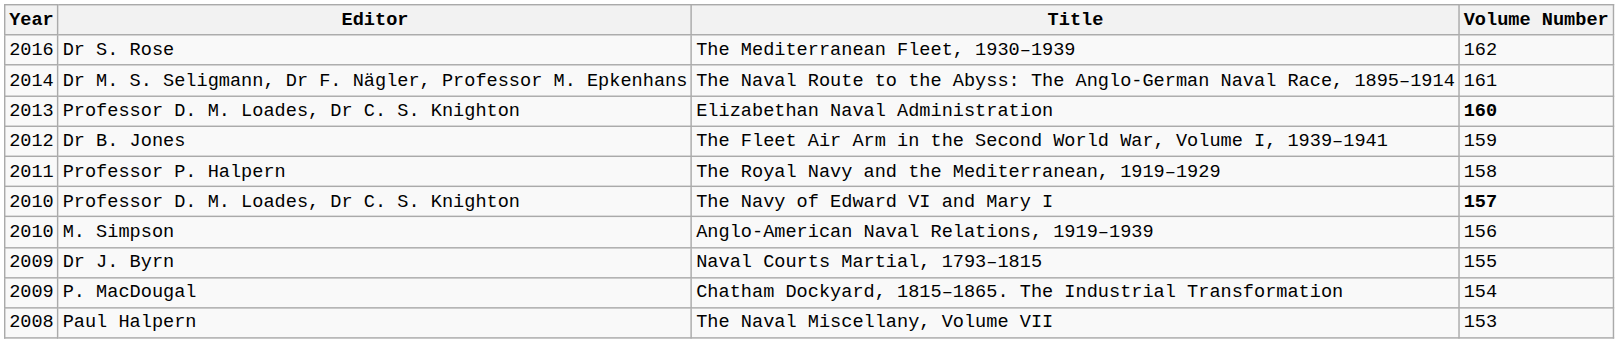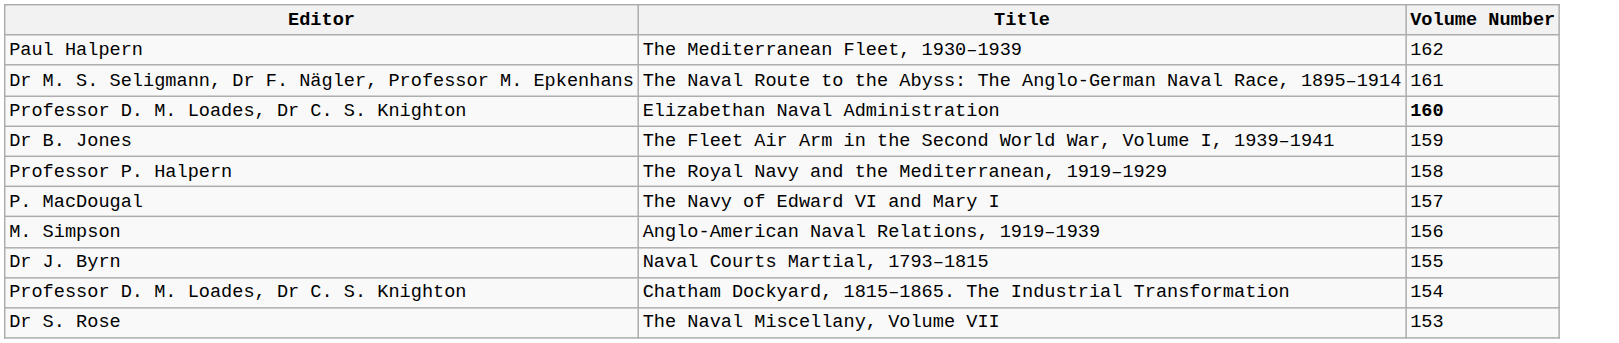- column: (31, 20)
(118, 50) Dr S. Rose -> (76, 50) Paul Halpern
(291, 202) Professor D. M. Loades, Dr C. S. Knighton -> (76, 202) P. MacDougal
(1480, 202) bold -> (1427, 202) normal
(130, 293) P. MacDougal -> (238, 293) Professor D. M. Loades, Dr C. S. Knighton
(130, 323) Paul Halpern -> (65, 323) Dr S. Rose
